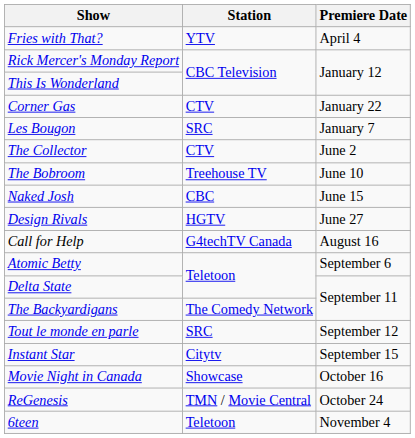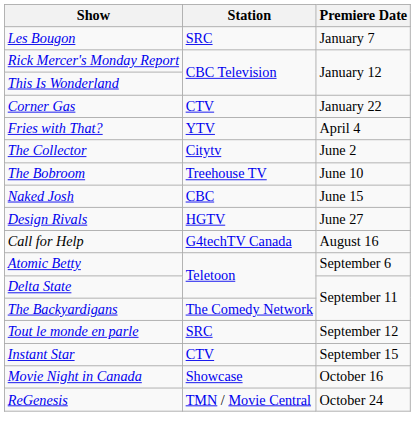rows swapped: (42, 128) <-> (55, 38)
(200, 151) CTV -> (203, 151) Citytv
(203, 354) Citytv -> (200, 354) CTV
- row: (23, 422)
